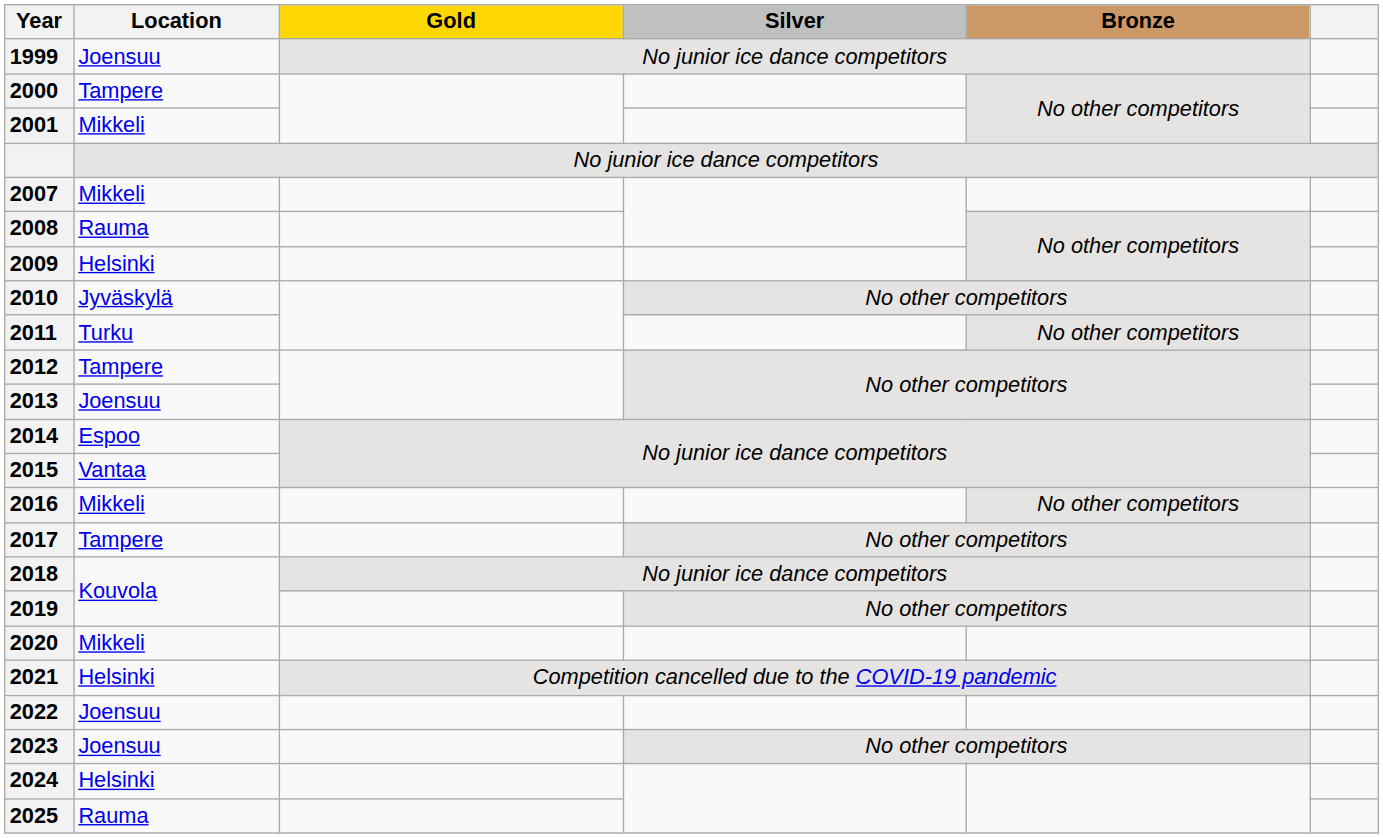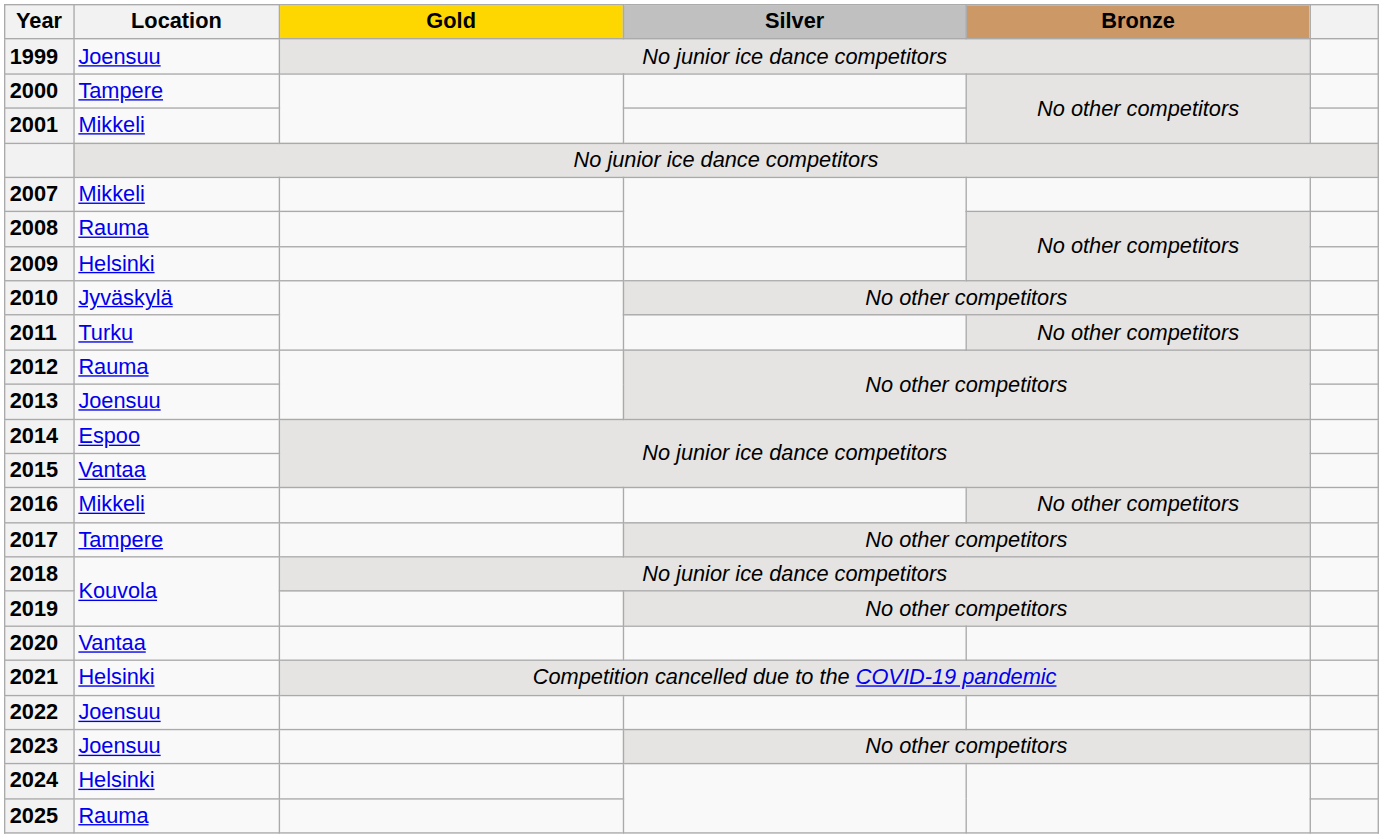(121, 366) Tampere -> (113, 366) Rauma
(112, 642) Mikkeli -> (112, 642) Vantaa
